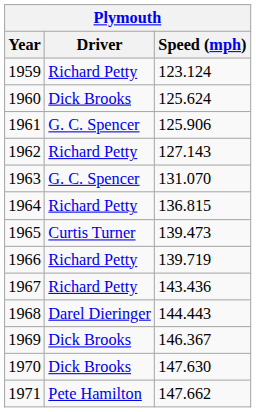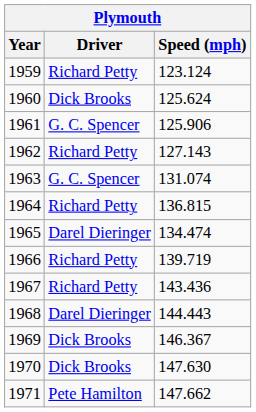(185, 178) 131.070 -> (185, 178) 131.074
(92, 232) Curtis Turner -> (100, 232) Darel Dieringer
(185, 232) 139.473 -> (185, 232) 134.474
